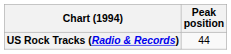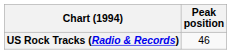(204, 40) 44 -> (204, 40) 46
